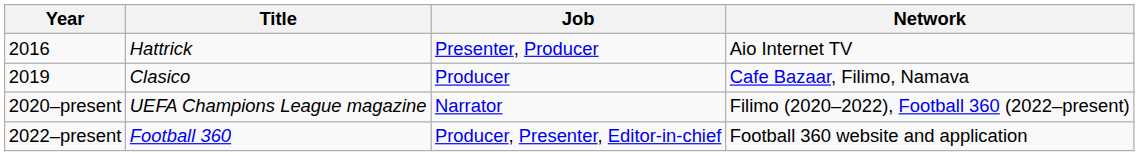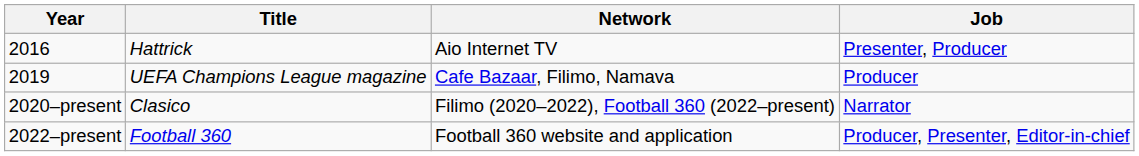columns swapped: (578, 19) <-> (930, 19)
(160, 77) Clasico -> (278, 77) UEFA Champions League magazine
(278, 106) UEFA Champions League magazine -> (160, 106) Clasico
